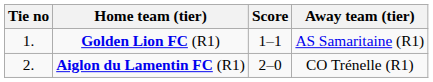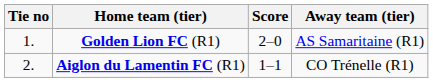(270, 41) 1–1 -> (270, 41) 2–0
(270, 65) 2–0 -> (270, 65) 1–1
